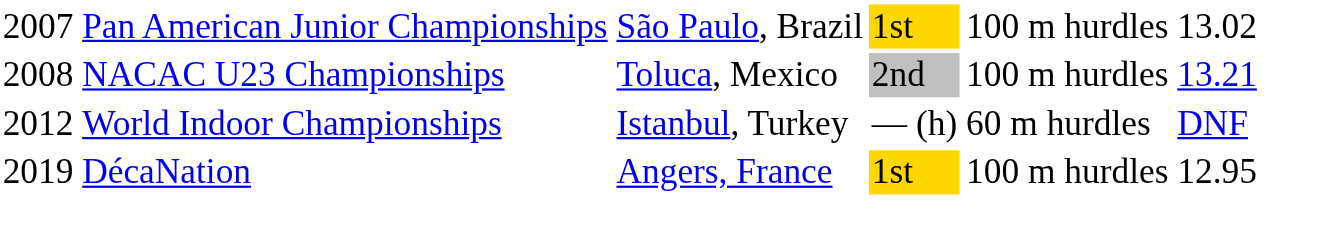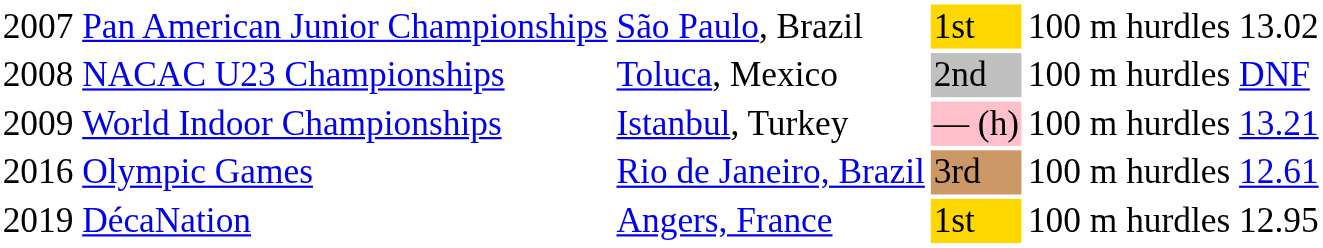(1217, 74) 13.21 -> (1274, 74) DNF
(38, 123) 2012 -> (38, 123) 2009
(915, 123) no background -> (976, 123) pink background
(1058, 123) 60 m hurdles -> (1129, 123) 100 m hurdles
(1213, 123) DNF -> (1279, 123) 13.21
+ row: (198, 171)
